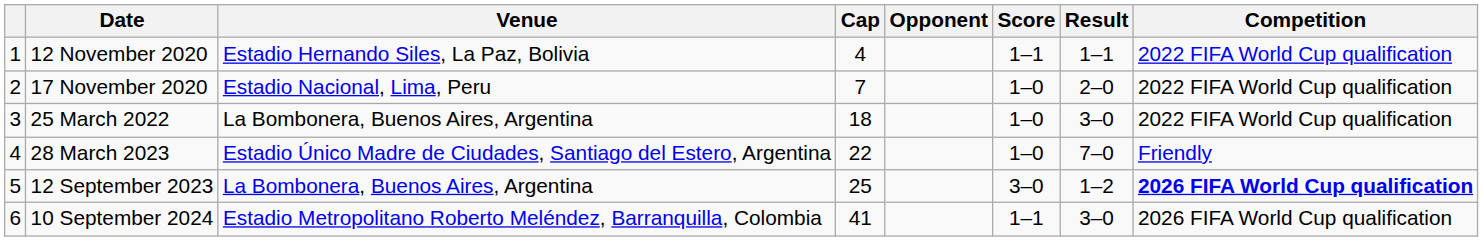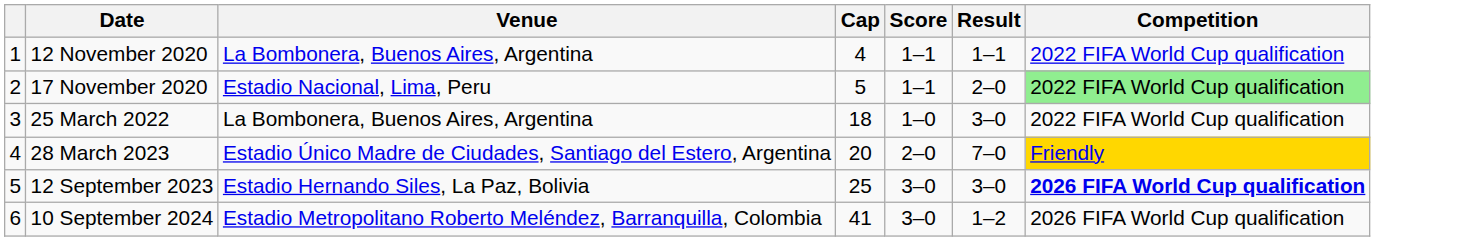- column: (939, 20)
(406, 53) Estadio Hernando Siles, La Paz, Bolivia -> (408, 53) La Bombonera, Buenos Aires, Argentina
(860, 86) 7 -> (860, 86) 5
(1026, 86) 1–0 -> (918, 86) 1–1
(1295, 86) no background -> (1187, 86) lightgreen background
(860, 152) 22 -> (860, 152) 20
(1026, 152) 1–0 -> (918, 152) 2–0
(1175, 152) no background -> (1067, 152) gold background
(408, 185) La Bombonera, Buenos Aires, Argentina -> (406, 185) Estadio Hernando Siles, La Paz, Bolivia
(1097, 185) 1–2 -> (989, 185) 3–0
(1026, 218) 1–1 -> (918, 218) 3–0
(1097, 218) 3–0 -> (989, 218) 1–2
